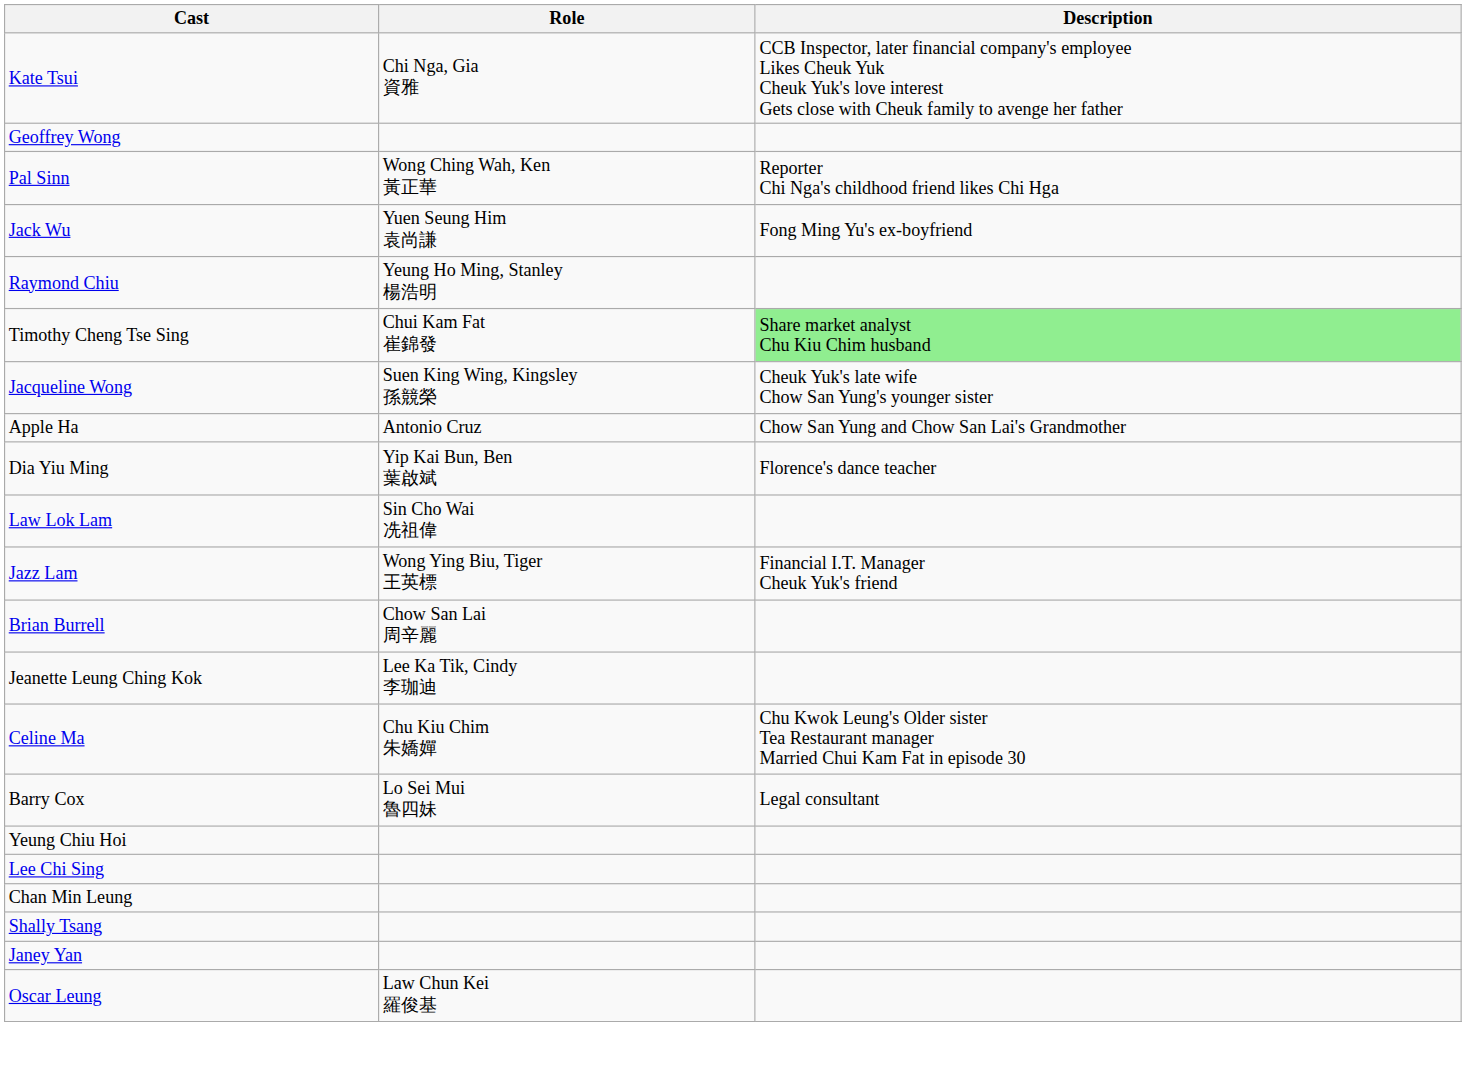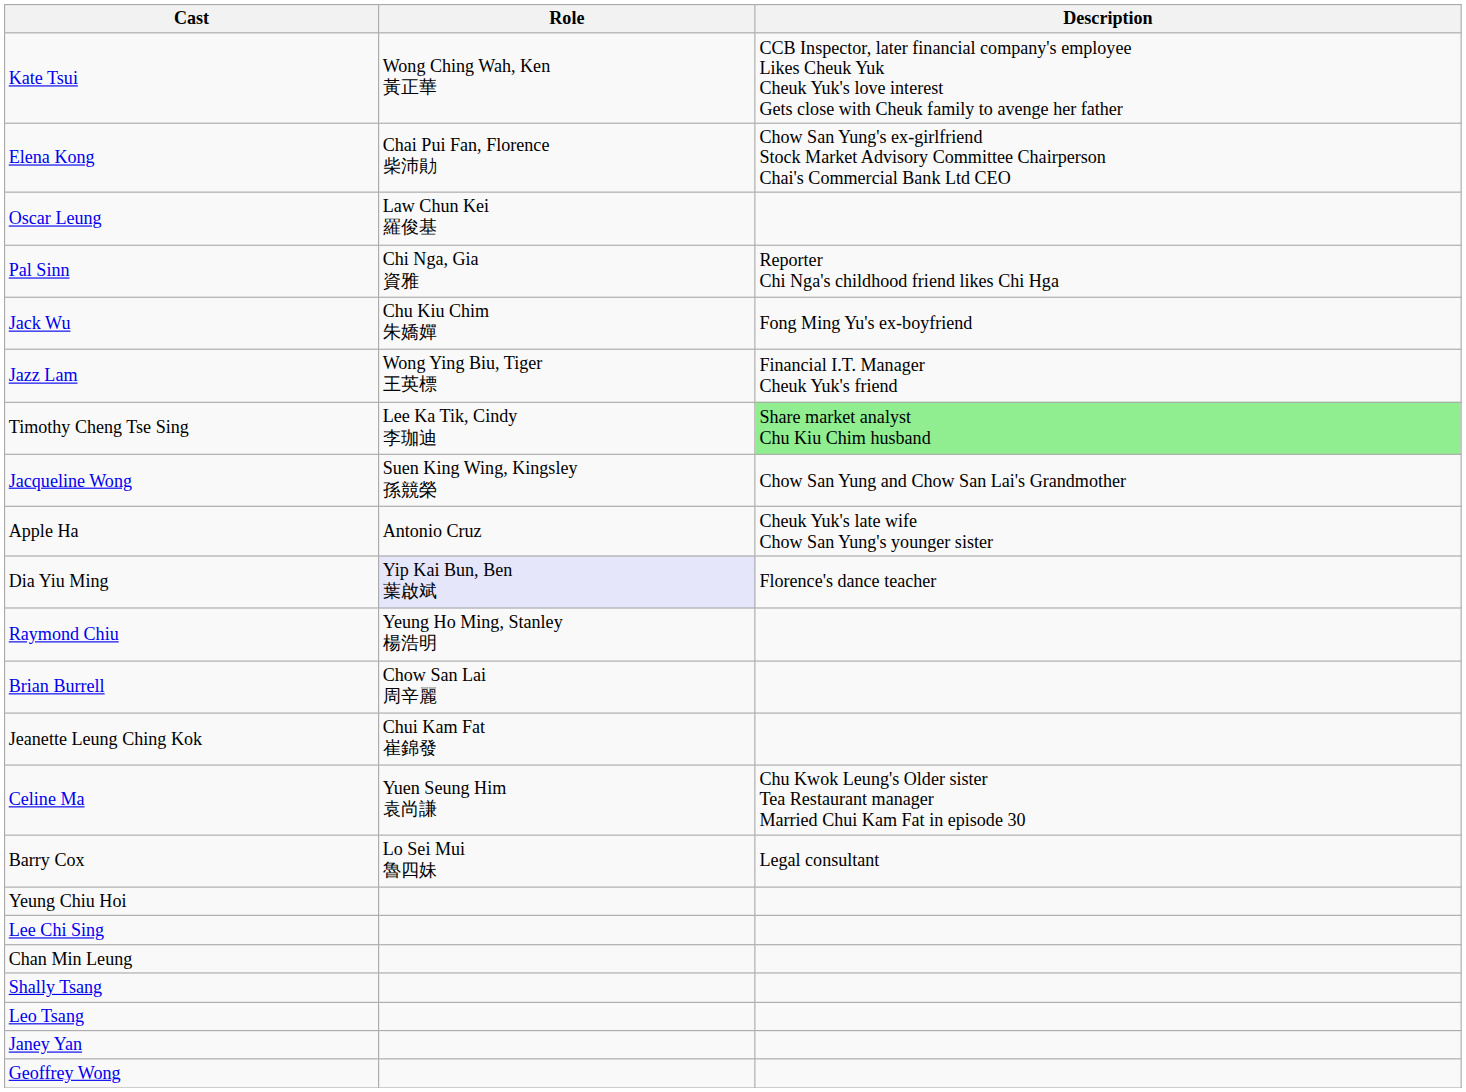(431, 76) Chi Nga, Gia 資雅 -> (466, 76) Wong Ching Wah, Ken 黃正華
+ row: (52, 157)
rows swapped: (55, 995) <-> (65, 137)
(466, 176) Wong Ching Wah, Ken 黃正華 -> (431, 269) Chi Nga, Gia 資雅
(444, 229) Yuen Seung Him 袁尚謙 -> (436, 322) Chu Kiu Chim 朱嬌嬋
rows swapped: (43, 573) <-> (64, 282)
(434, 333) Chui Kam Fat 崔錦發 -> (450, 426) Lee Ka Tik, Cindy 李珈迪
(876, 387) Cheuk Yuk's late wife Chow San Yung's younger sister -> (943, 480) Chow San Yung and Chow San Lai's Grandmother
(943, 427) Chow San Yung and Chow San Lai's Grandmother -> (876, 531) Cheuk Yuk's late wife Chow San Yung's younger sister
(447, 467) no background -> (447, 580) lavender background
- row: (60, 520)
(450, 676) Lee Ka Tik, Cindy 李珈迪 -> (434, 737) Chui Kam Fat 崔錦發
(436, 737) Chu Kiu Chim 朱嬌嬋 -> (444, 798) Yuen Seung Him 袁尚謙
+ row: (46, 1016)
